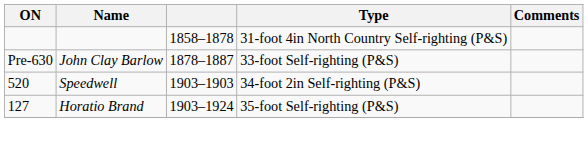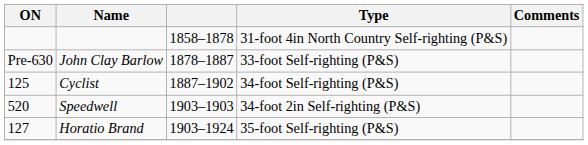+ row: (79, 83)
